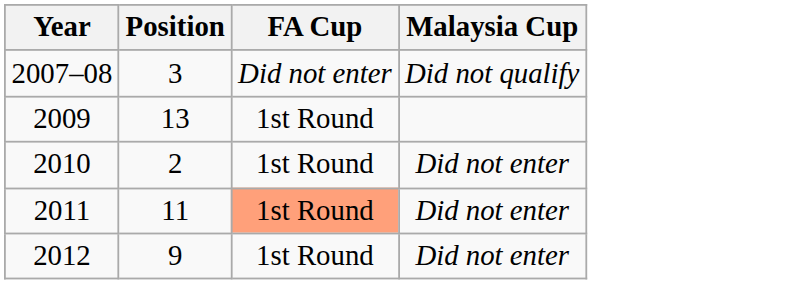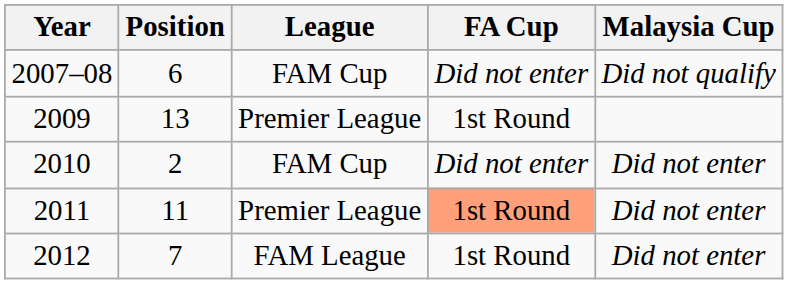+ column: (330, 27)
(175, 73) 3 -> (175, 73) 6
(315, 164) 1st Round -> (511, 164) Did not enter
(175, 255) 9 -> (175, 255) 7
